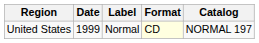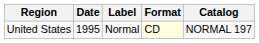(88, 30) 1999 -> (88, 30) 1995
